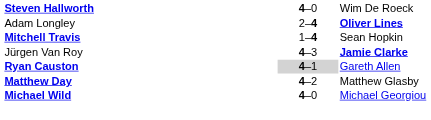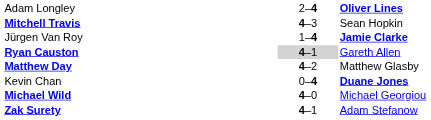- row: (49, 8)
(308, 37) 1–4 -> (308, 23) 4–3
(308, 52) 4–3 -> (308, 37) 1–4
+ row: (33, 81)
+ row: (33, 110)
